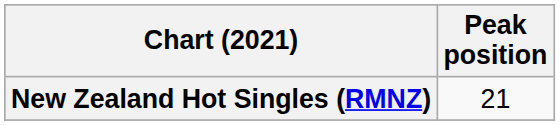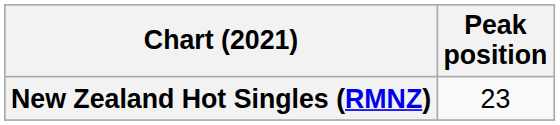(495, 98) 21 -> (495, 98) 23
